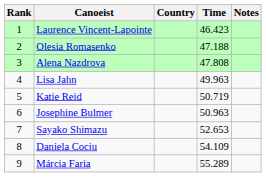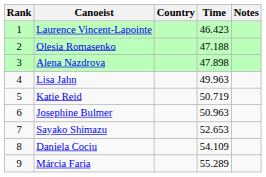(214, 63) 47.808 -> (214, 63) 47.898
